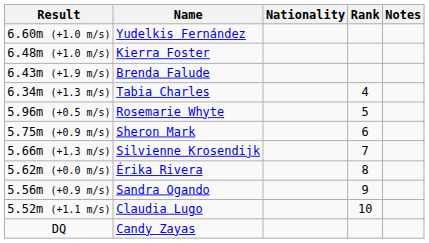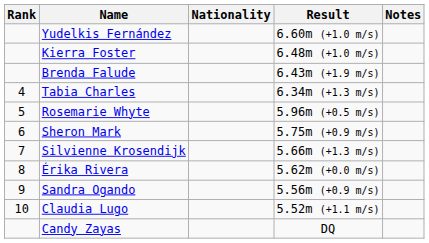columns swapped: (365, 14) <-> (59, 14)
